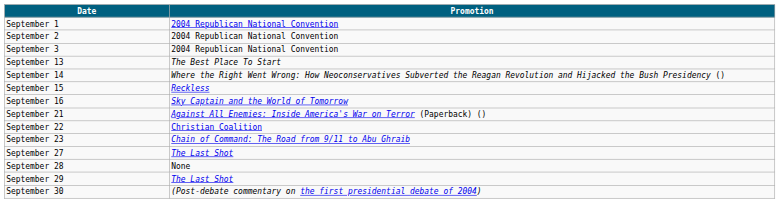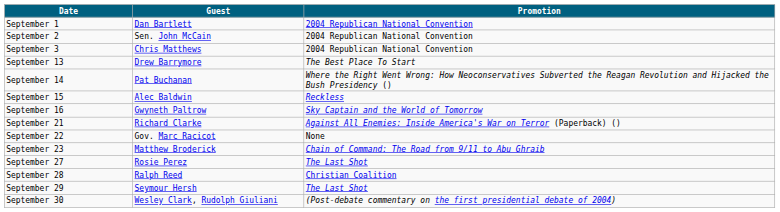+ column: (218, 11)
(217, 127) Christian Coalition -> (315, 136) None
(181, 166) None -> (351, 175) Christian Coalition
